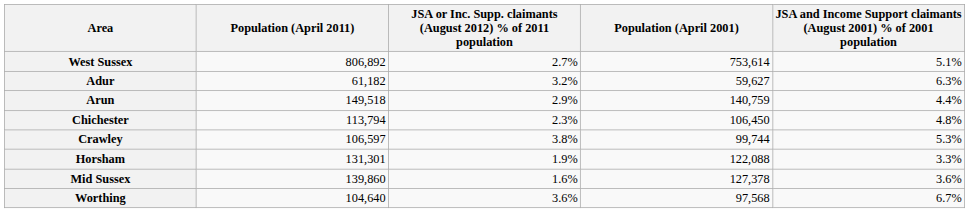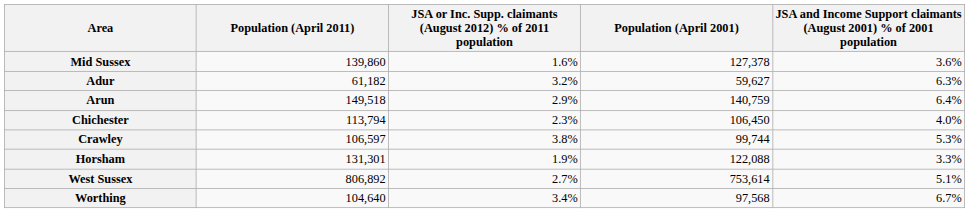rows swapped: (100, 61) <-> (100, 178)
(949, 100) 4.4% -> (949, 100) 6.4%
(949, 120) 4.8% -> (949, 120) 4.0%
(565, 198) 3.6% -> (565, 198) 3.4%
